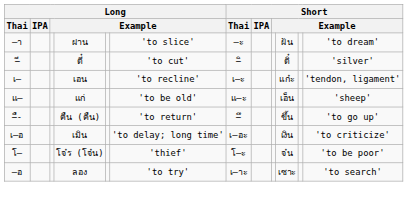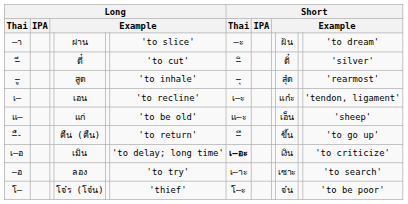+ row: (80, 79)
(239, 135) normal -> (239, 153) bold
rows swapped: (80, 153) <-> (80, 172)
